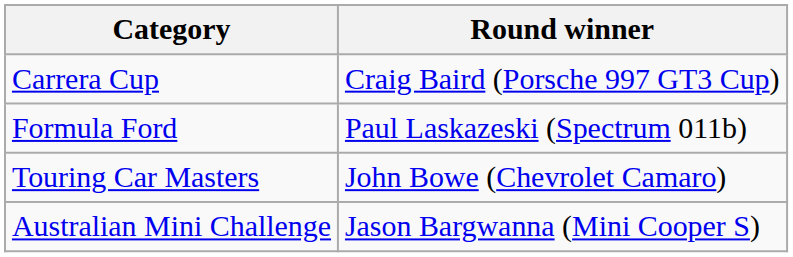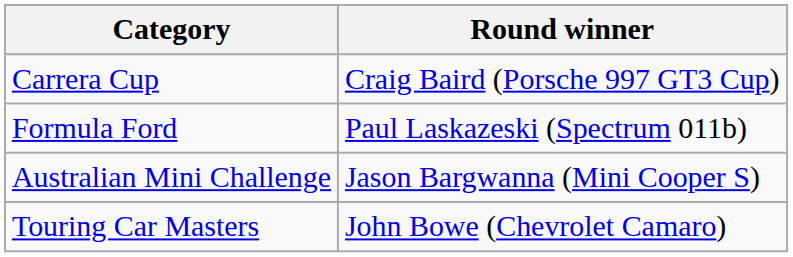rows swapped: (136, 177) <-> (171, 226)
